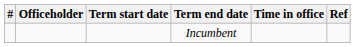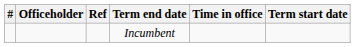columns swapped: (129, 14) <-> (339, 14)
